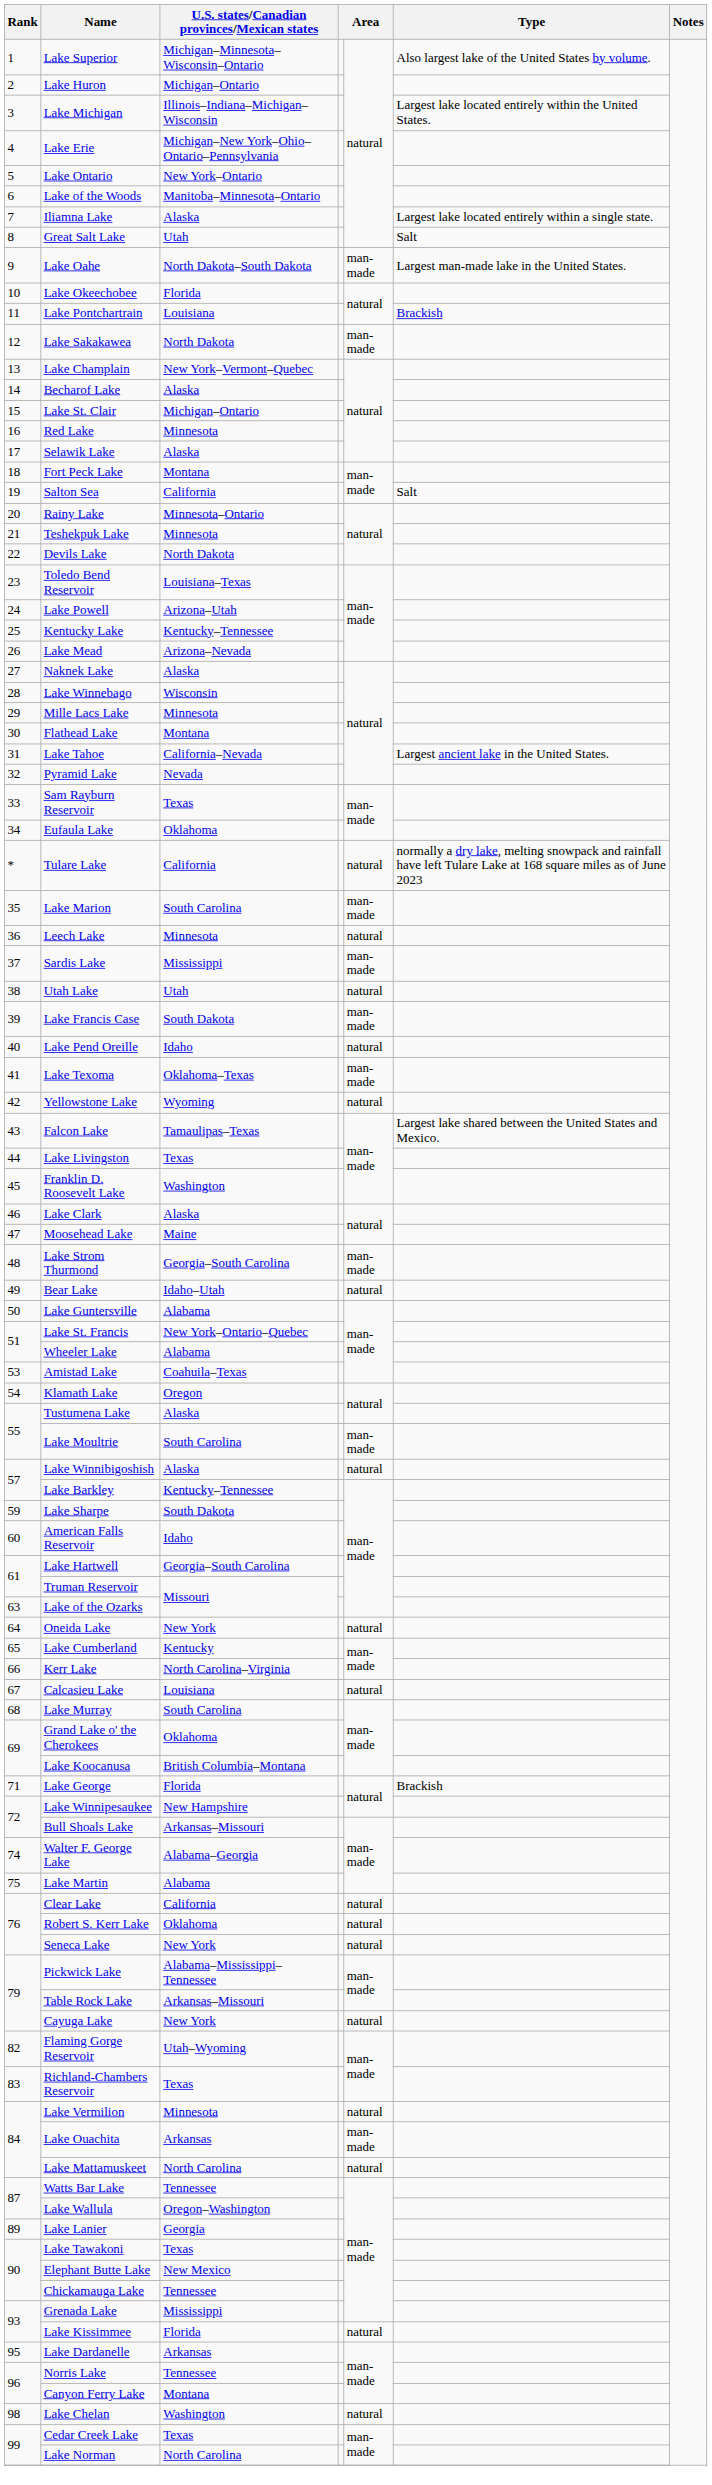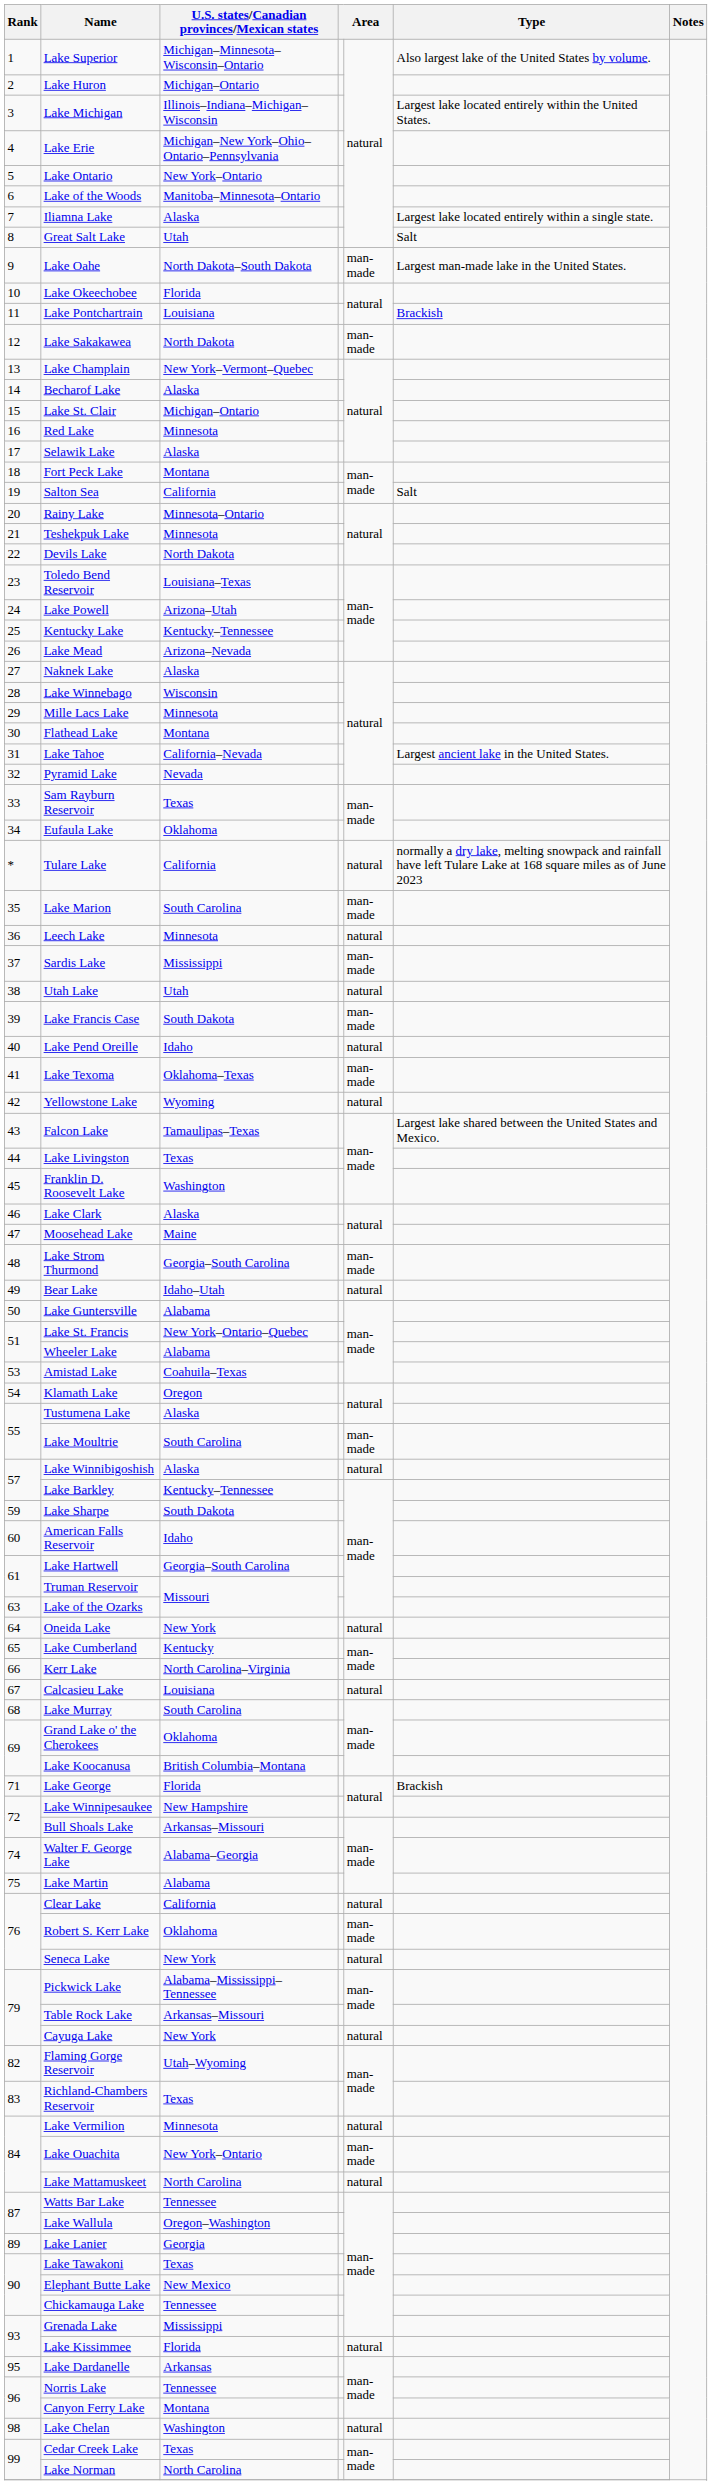(365, 1924) natural -> (361, 1931) man-made
(187, 2139) Arkansas -> (213, 2154) New York–Ontario
